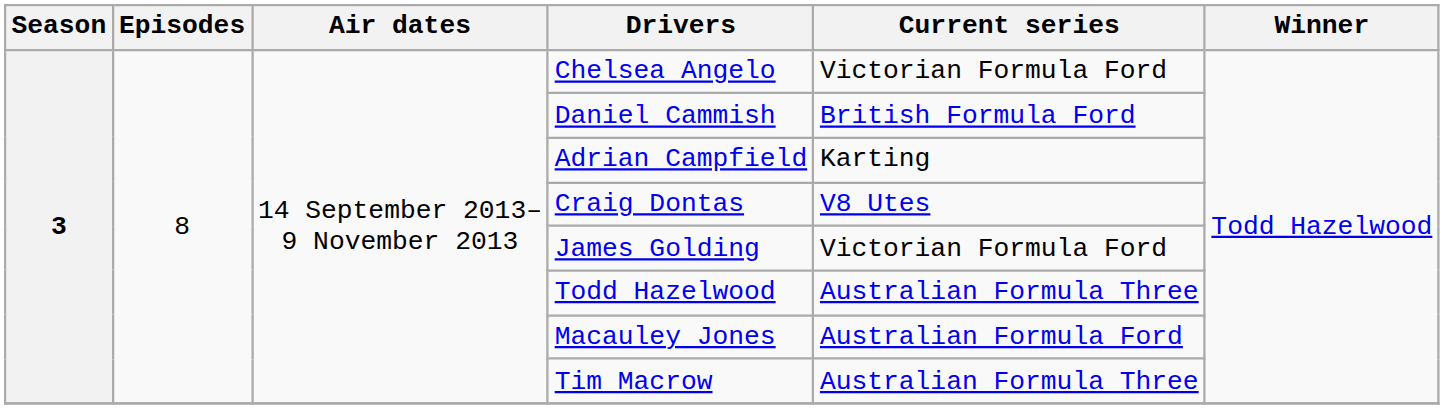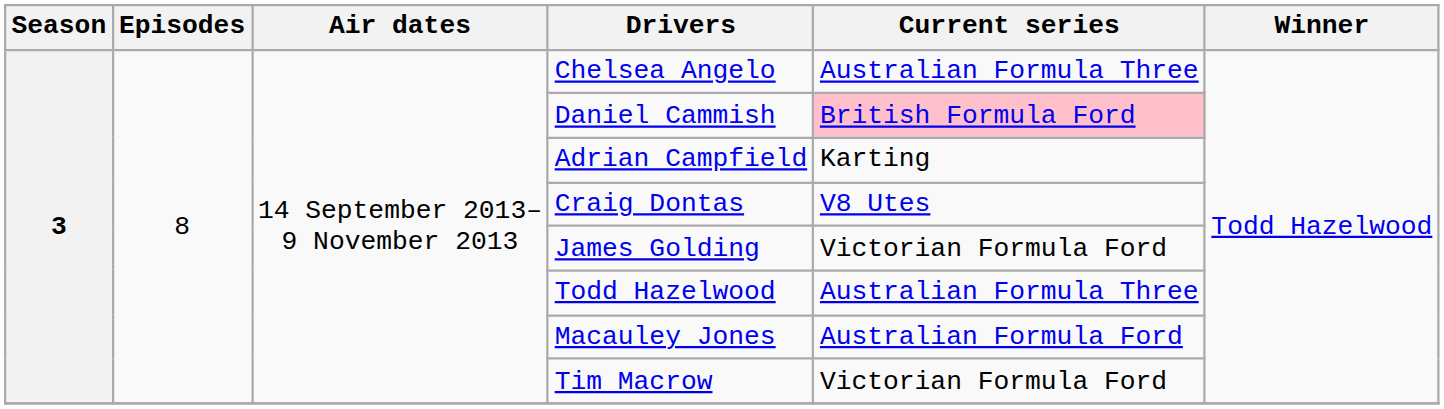(994, 71) Victorian Formula Ford -> (1009, 71) Australian Formula Three
(978, 115) no background -> (978, 115) pink background
(1009, 381) Australian Formula Three -> (994, 381) Victorian Formula Ford
